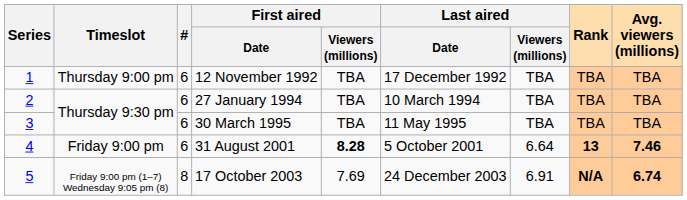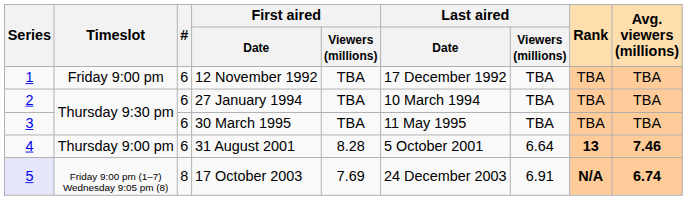(116, 77) Thursday 9:00 pm -> (116, 77) Friday 9:00 pm
(116, 146) Friday 9:00 pm -> (116, 146) Thursday 9:00 pm
(351, 146) bold -> (351, 146) normal
(29, 176) no background -> (29, 176) lavender background
